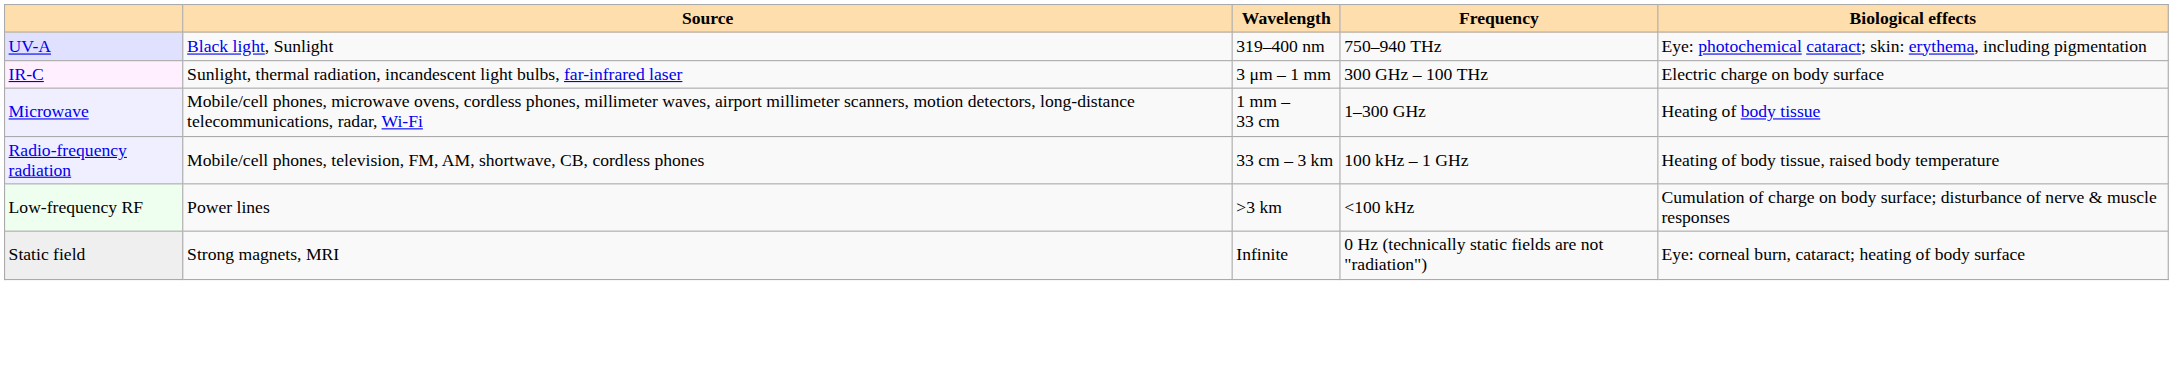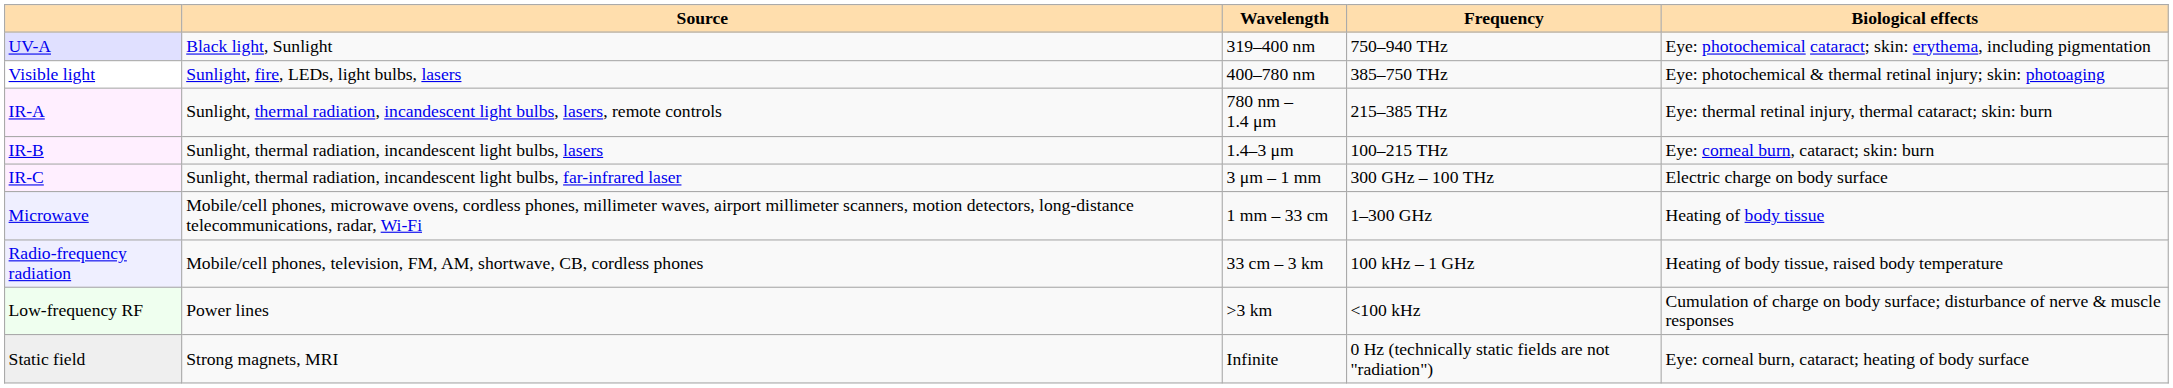+ row: (52, 74)
+ row: (27, 112)
+ row: (26, 149)
